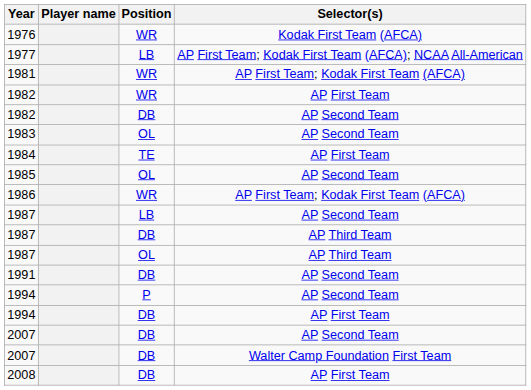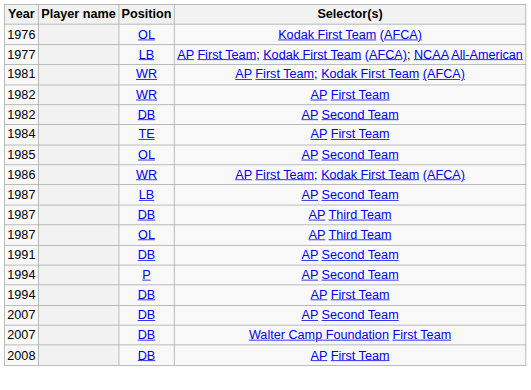(146, 34) WR -> (146, 34) OL
- row: (21, 134)
